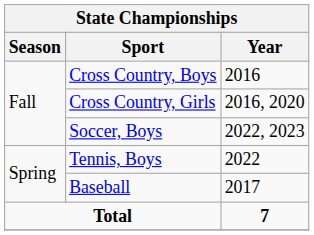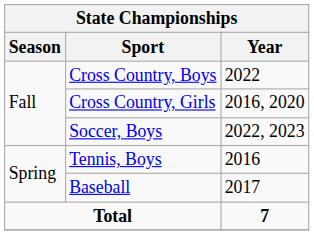(242, 74) 2016 -> (242, 74) 2022
(242, 159) 2022 -> (242, 159) 2016
